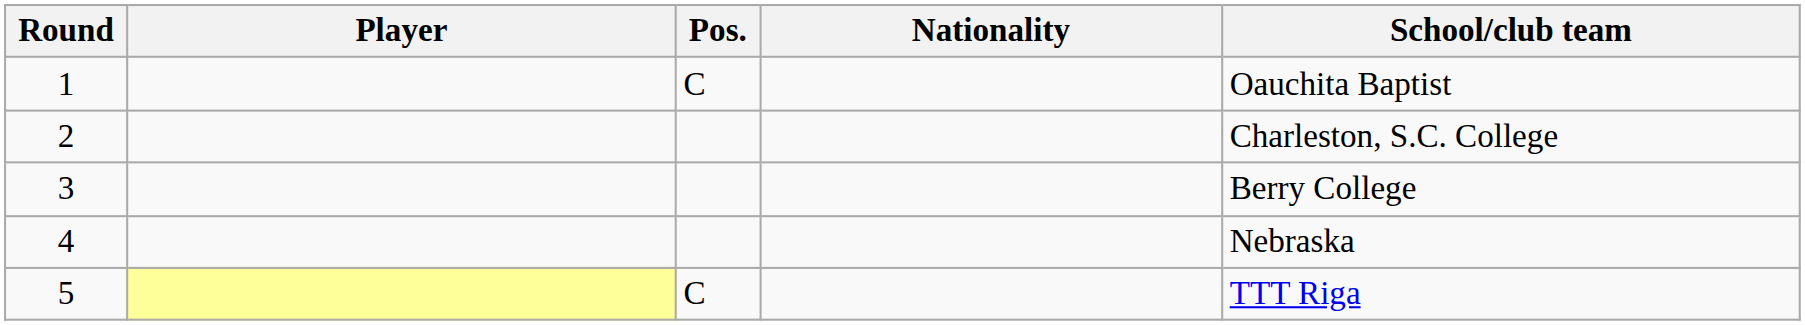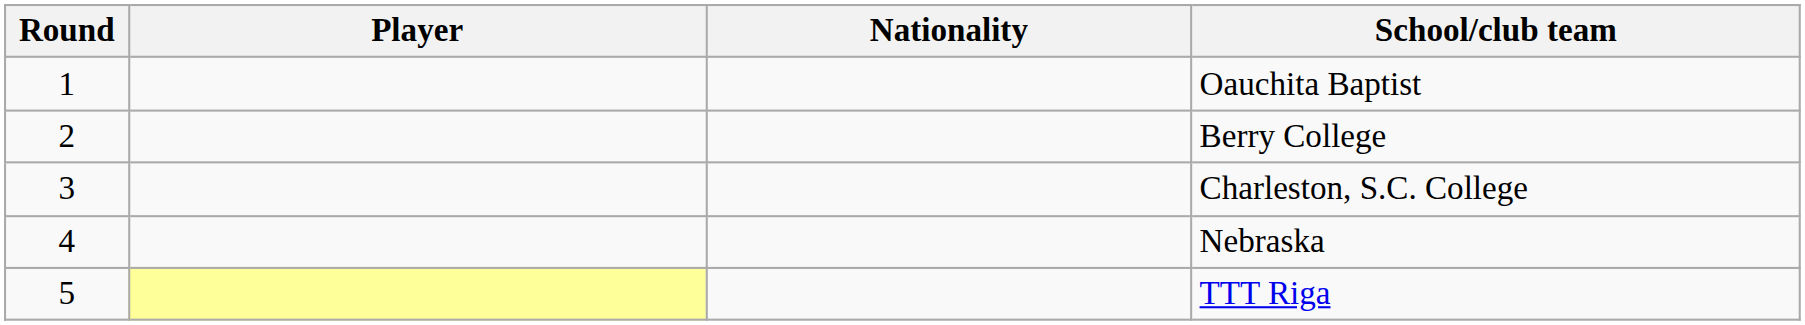- column: (718, 30)
(1394, 135) Charleston, S.C. College -> (1293, 135) Berry College
(1323, 188) Berry College -> (1364, 188) Charleston, S.C. College
